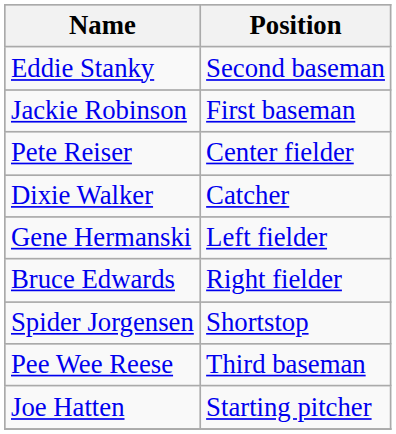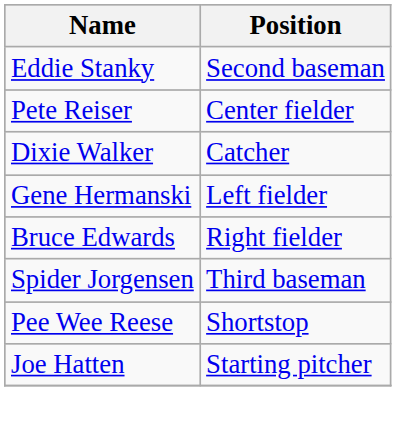- row: (99, 110)
(257, 322) Shortstop -> (286, 279) Third baseman
(286, 364) Third baseman -> (257, 322) Shortstop
